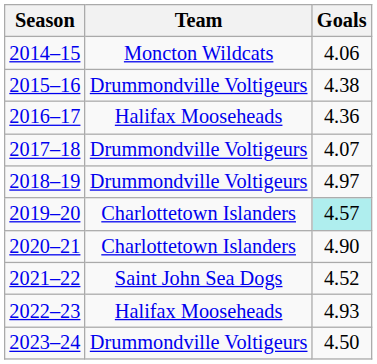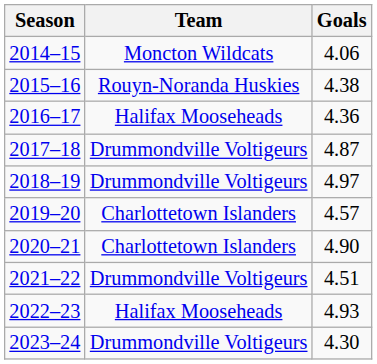(199, 85) Drummondville Voltigeurs -> (199, 85) Rouyn-Noranda Huskies
(342, 149) 4.07 -> (342, 149) 4.87
(342, 213) paleturquoise background -> (342, 213) no background
(199, 278) Saint John Sea Dogs -> (199, 278) Drummondville Voltigeurs
(342, 278) 4.52 -> (342, 278) 4.51
(342, 342) 4.50 -> (342, 342) 4.30
